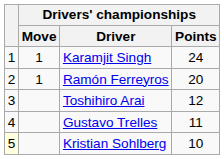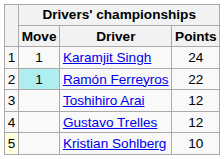(39, 79) no background -> (39, 79) paleturquoise background
(196, 79) 20 -> (196, 79) 22
(196, 122) 11 -> (196, 122) 12
